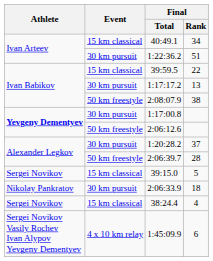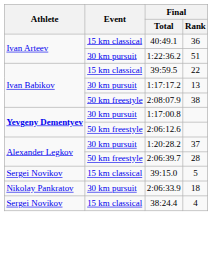(196, 41) 34 -> (195, 41) 36
- row: (164, 234)
